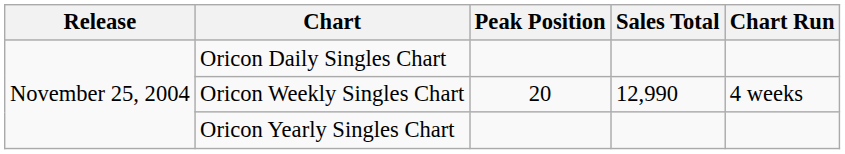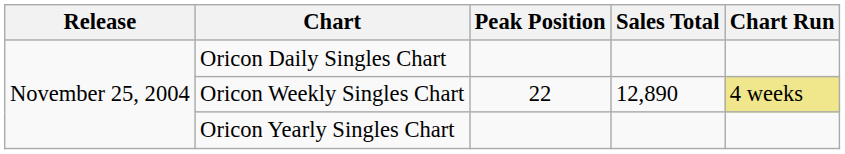(540, 93) 20 -> (540, 93) 22
(647, 93) 12,990 -> (647, 93) 12,890
(766, 93) no background -> (766, 93) khaki background
